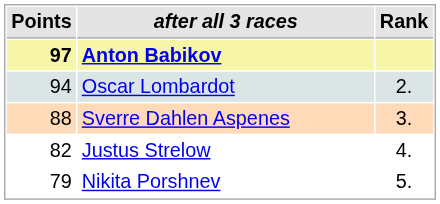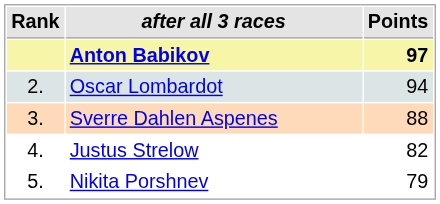columns swapped: (404, 22) <-> (41, 22)
